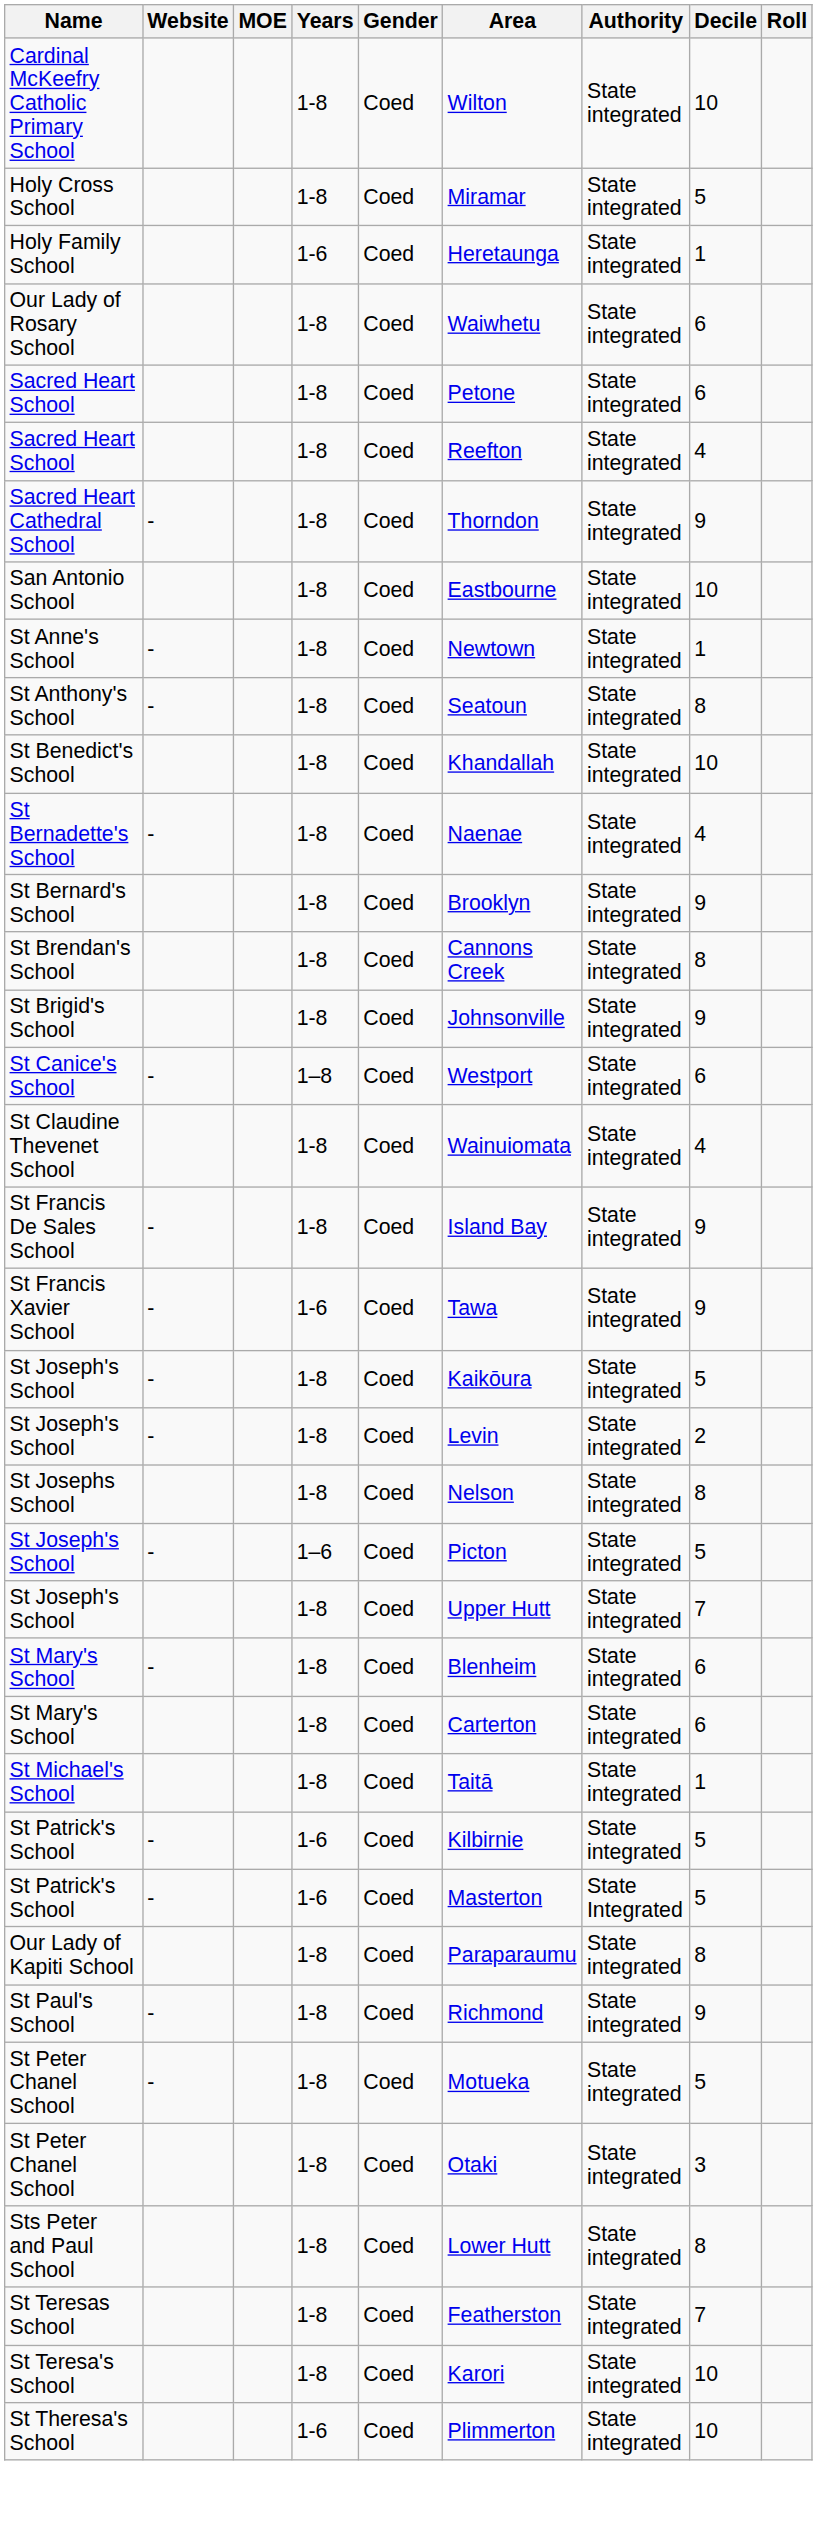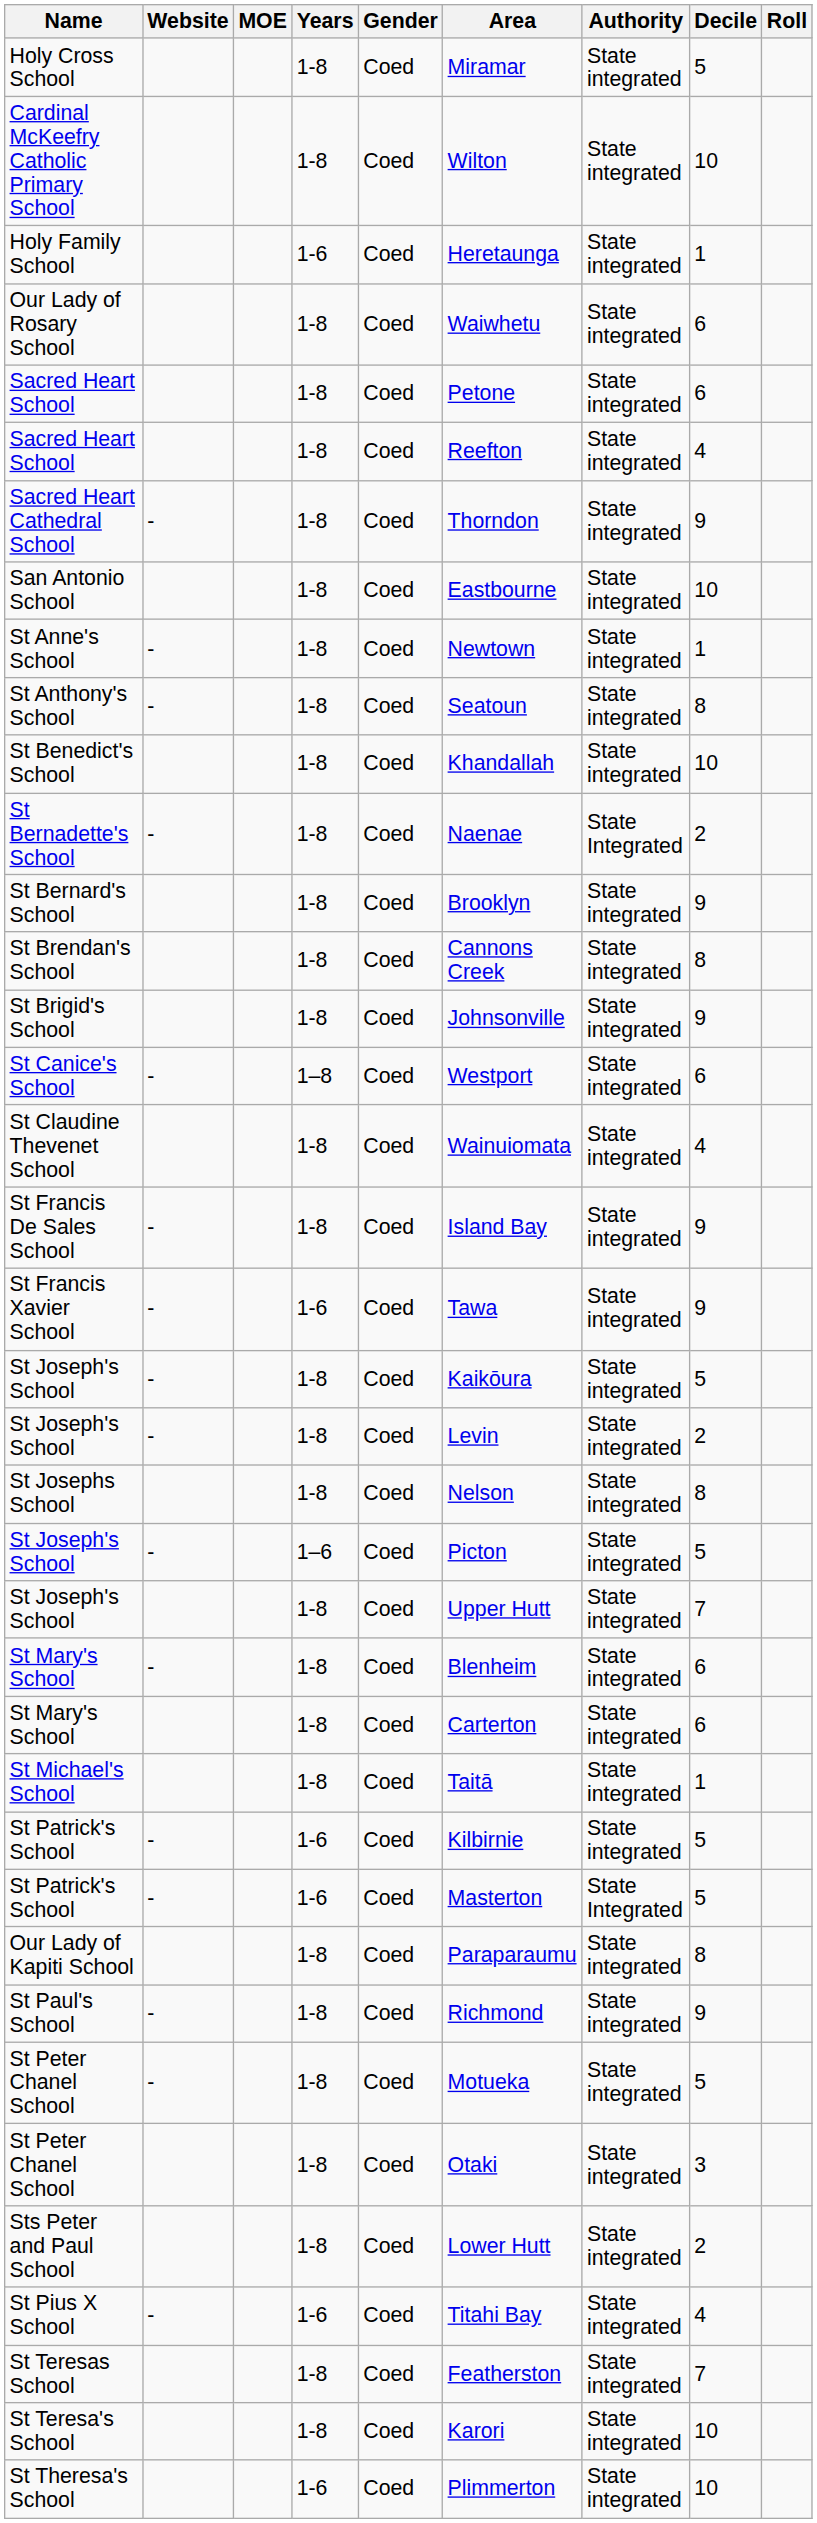rows swapped: (55, 103) <-> (62, 196)
(634, 833) State integrated -> (635, 833) State Integrated
(700, 833) 4 -> (700, 833) 2
(700, 2246) 8 -> (700, 2246) 2
+ row: (53, 2315)
